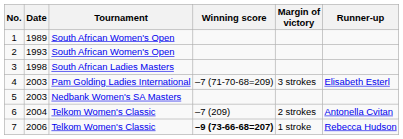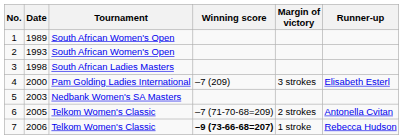(37, 82) 2003 -> (37, 82) 2000
(234, 82) –7 (71-70-68=209) -> (213, 82) –7 (209)
(37, 112) 2004 -> (37, 112) 2005
(213, 112) –7 (209) -> (234, 112) –7 (71-70-68=209)
